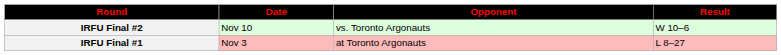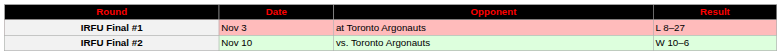rows swapped: (112, 43) <-> (112, 27)
